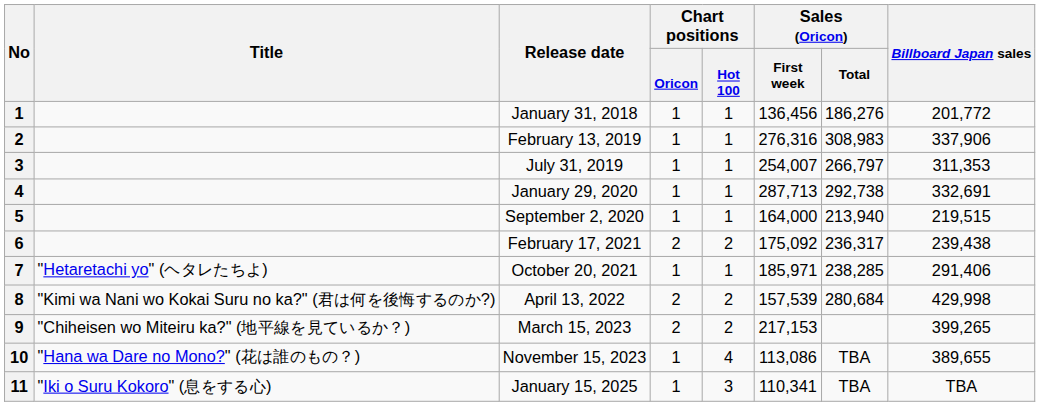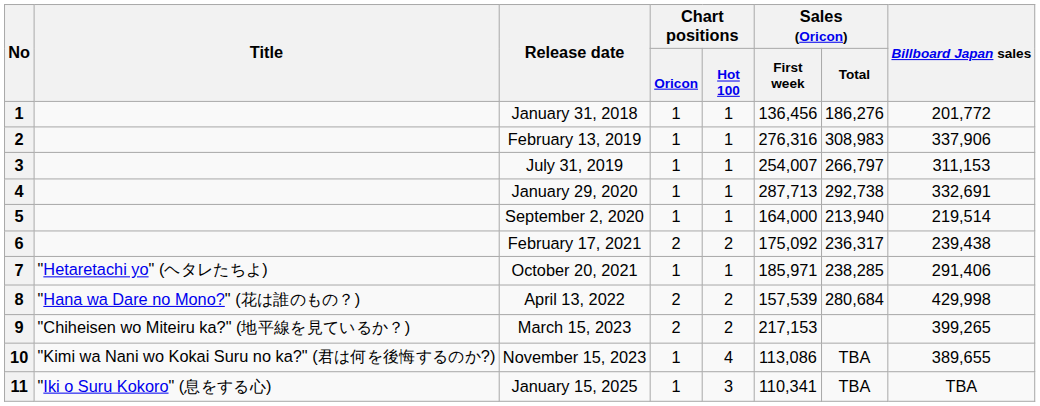(961, 165) 311,353 -> (961, 165) 311,153
(961, 217) 219,515 -> (961, 217) 219,514
(266, 299) "Kimi wa Nani wo Kokai Suru no ka?" (君は何を後悔するのか?) -> (199, 299) "Hana wa Dare no Mono?" (花は誰のもの？)
(199, 357) "Hana wa Dare no Mono?" (花は誰のもの？) -> (266, 357) "Kimi wa Nani wo Kokai Suru no ka?" (君は何を後悔するのか?)
